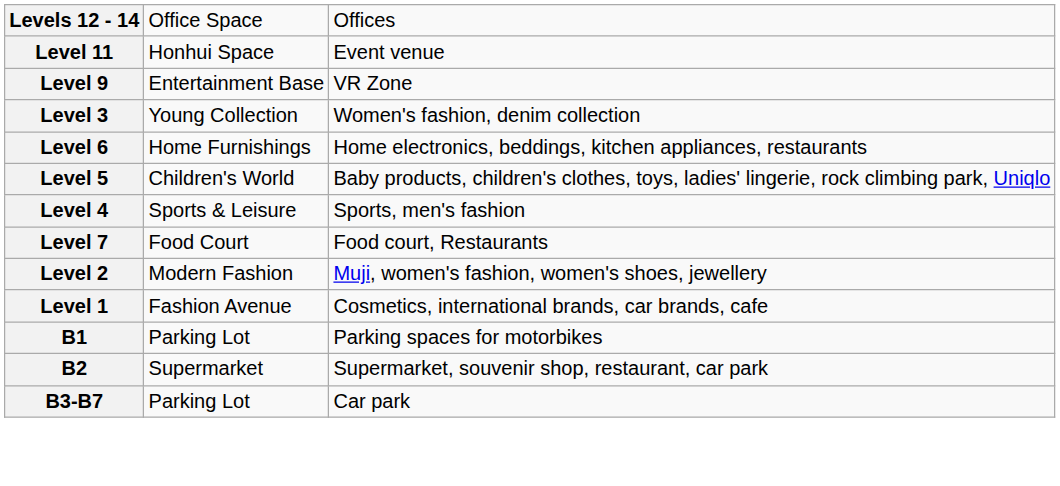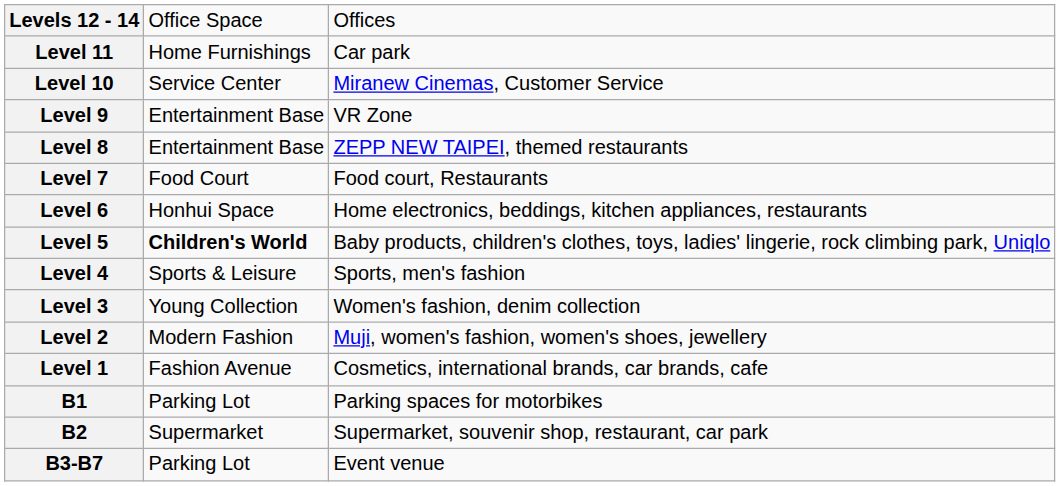(211, 52) Honhui Space -> (230, 52) Home Furnishings
(389, 52) Event venue -> (372, 52) Car park
+ row: (74, 83)
+ row: (74, 147)
rows swapped: (74, 242) <-> (74, 115)
(230, 147) Home Furnishings -> (211, 210) Honhui Space
(221, 178) normal -> (228, 242) bold
(372, 400) Car park -> (389, 464) Event venue
